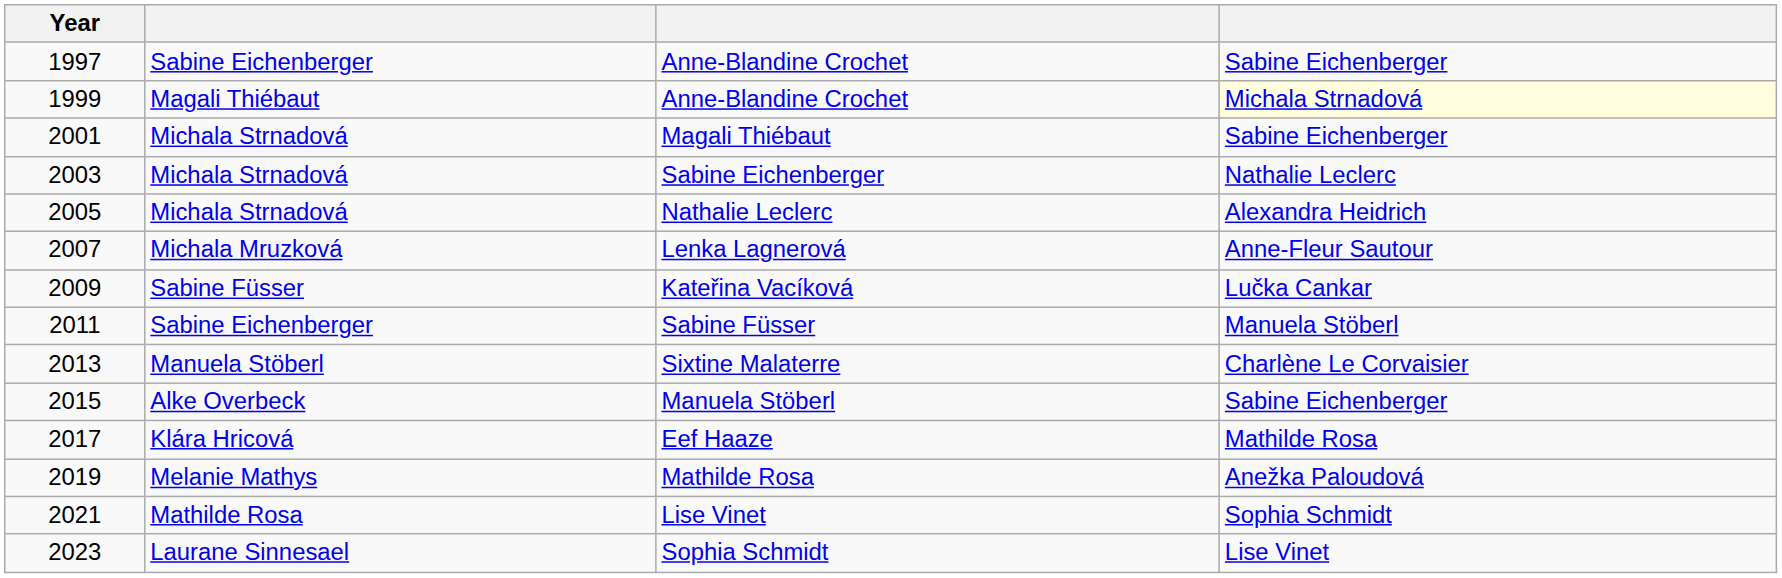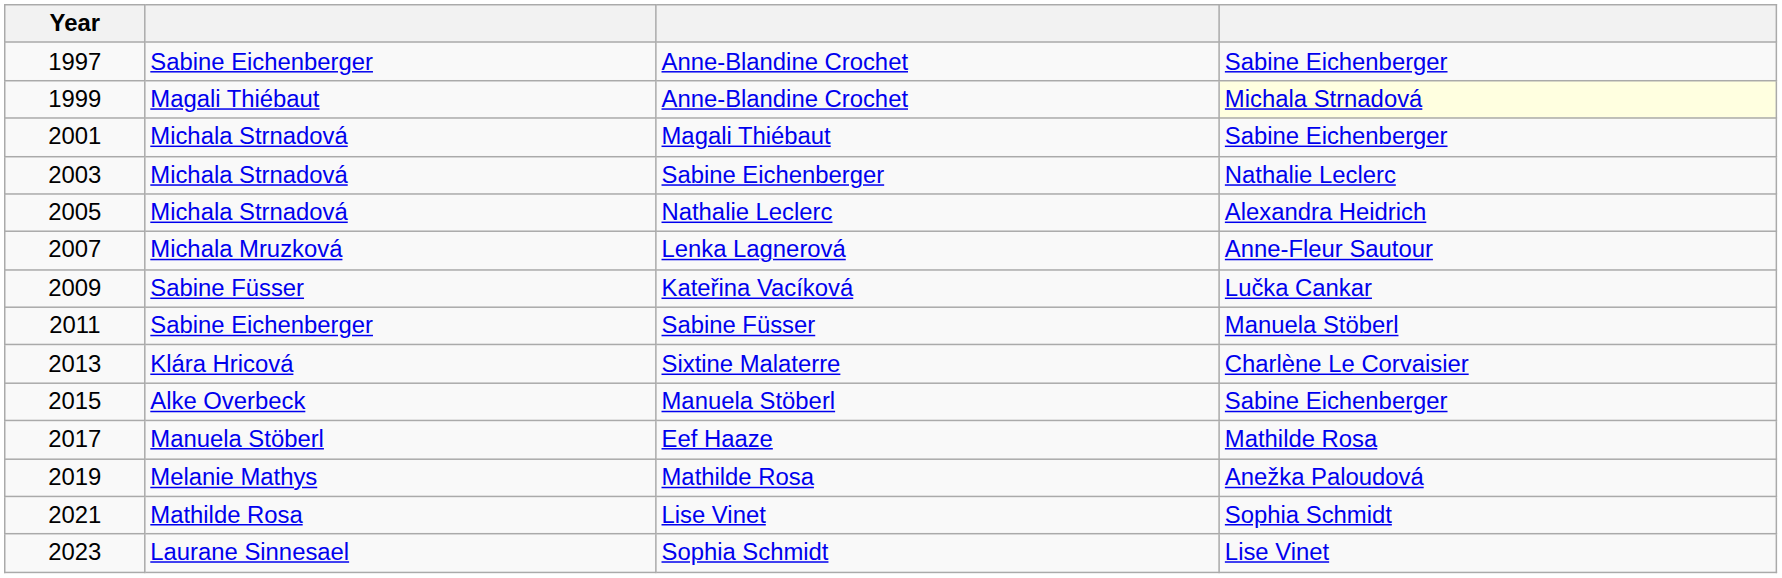(237, 363) Manuela Stöberl -> (222, 363) Klára Hricová
(222, 439) Klára Hricová -> (237, 439) Manuela Stöberl
